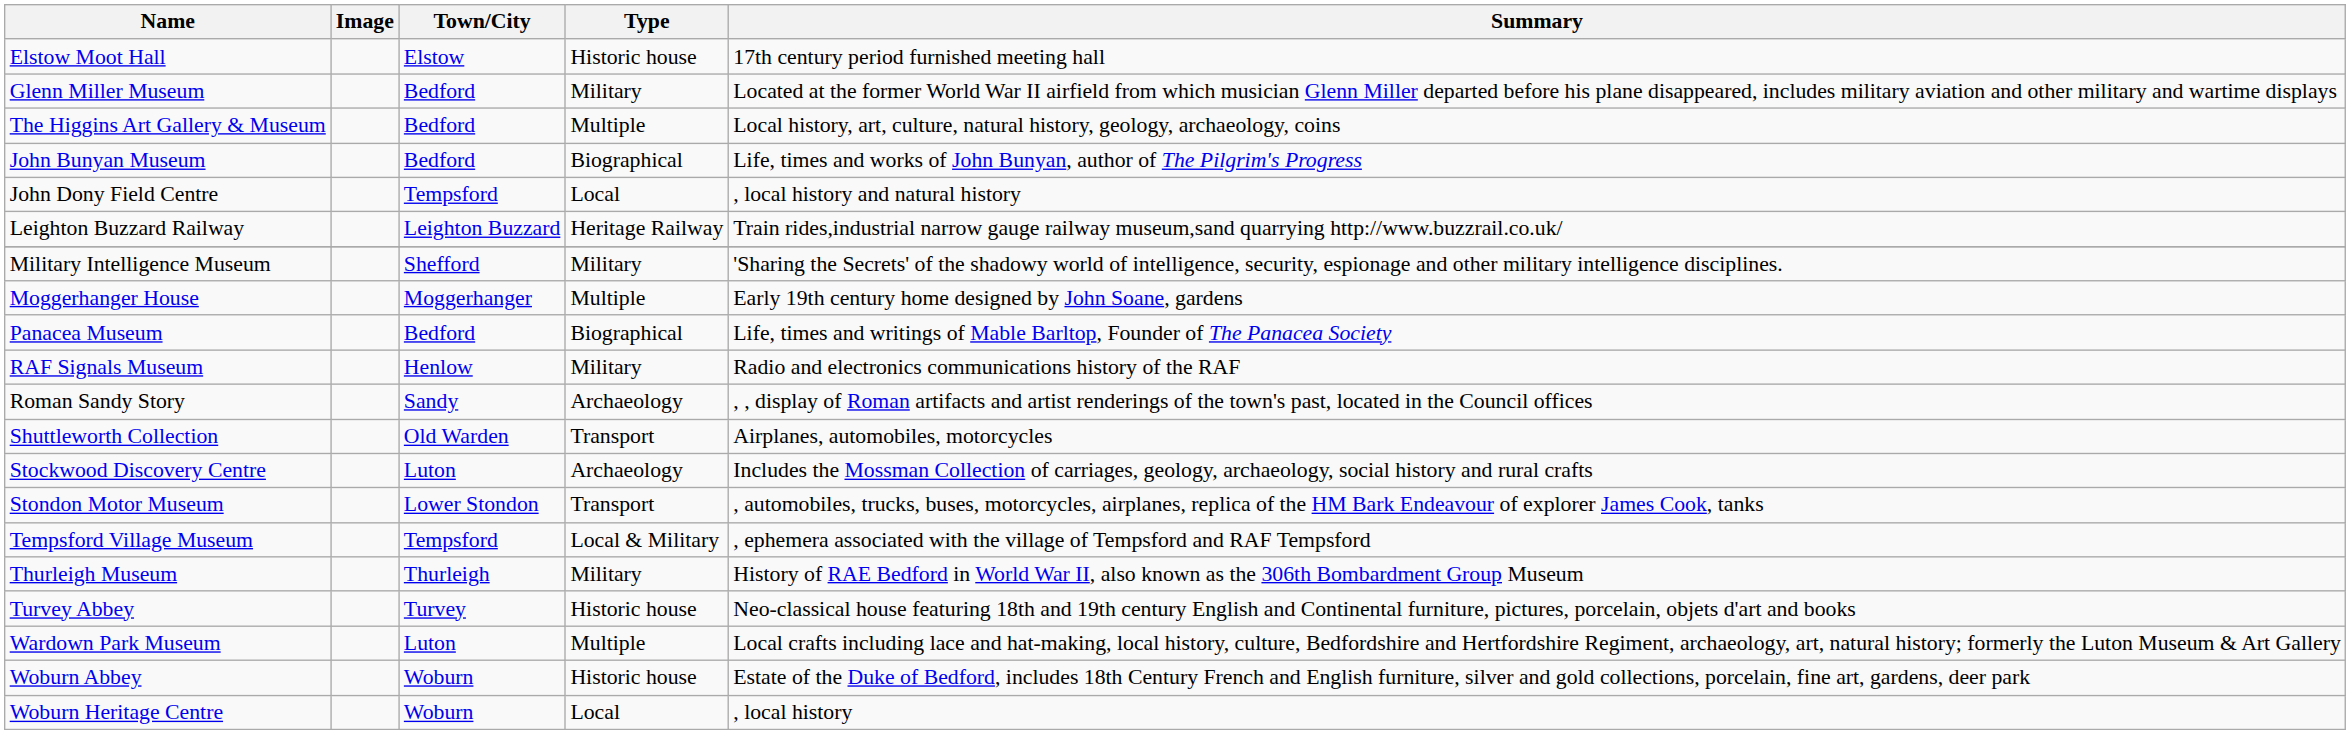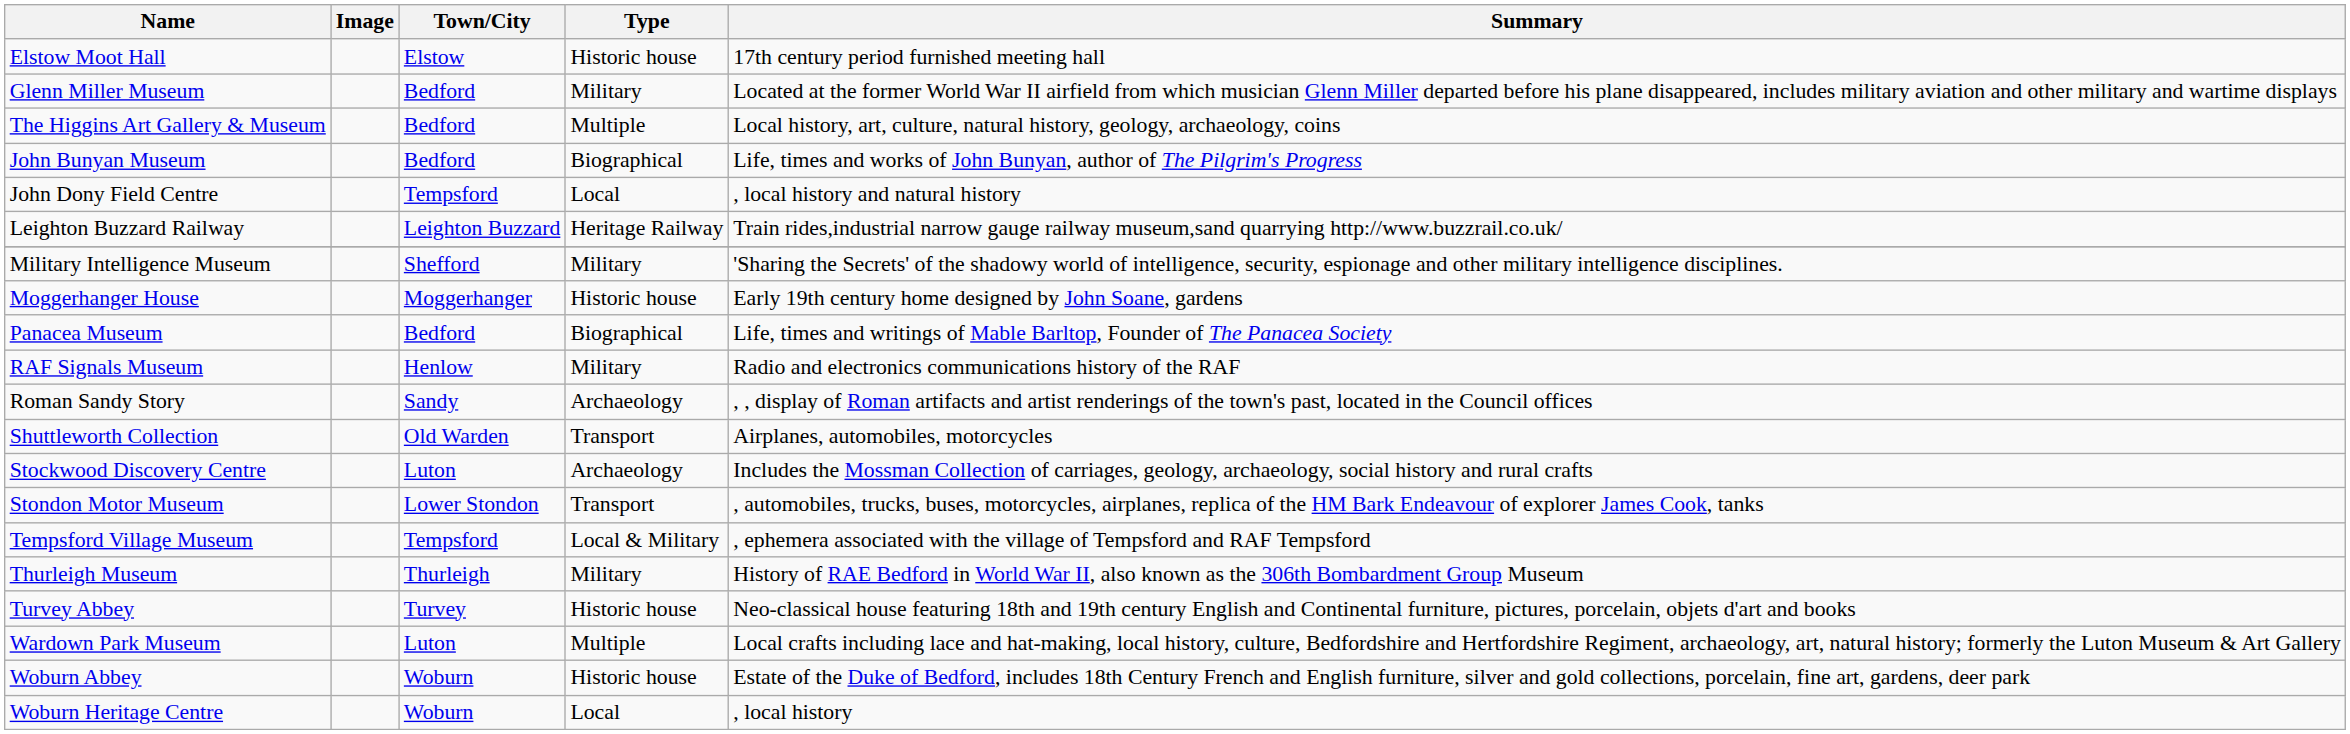(608, 297) Multiple -> (634, 297) Historic house
